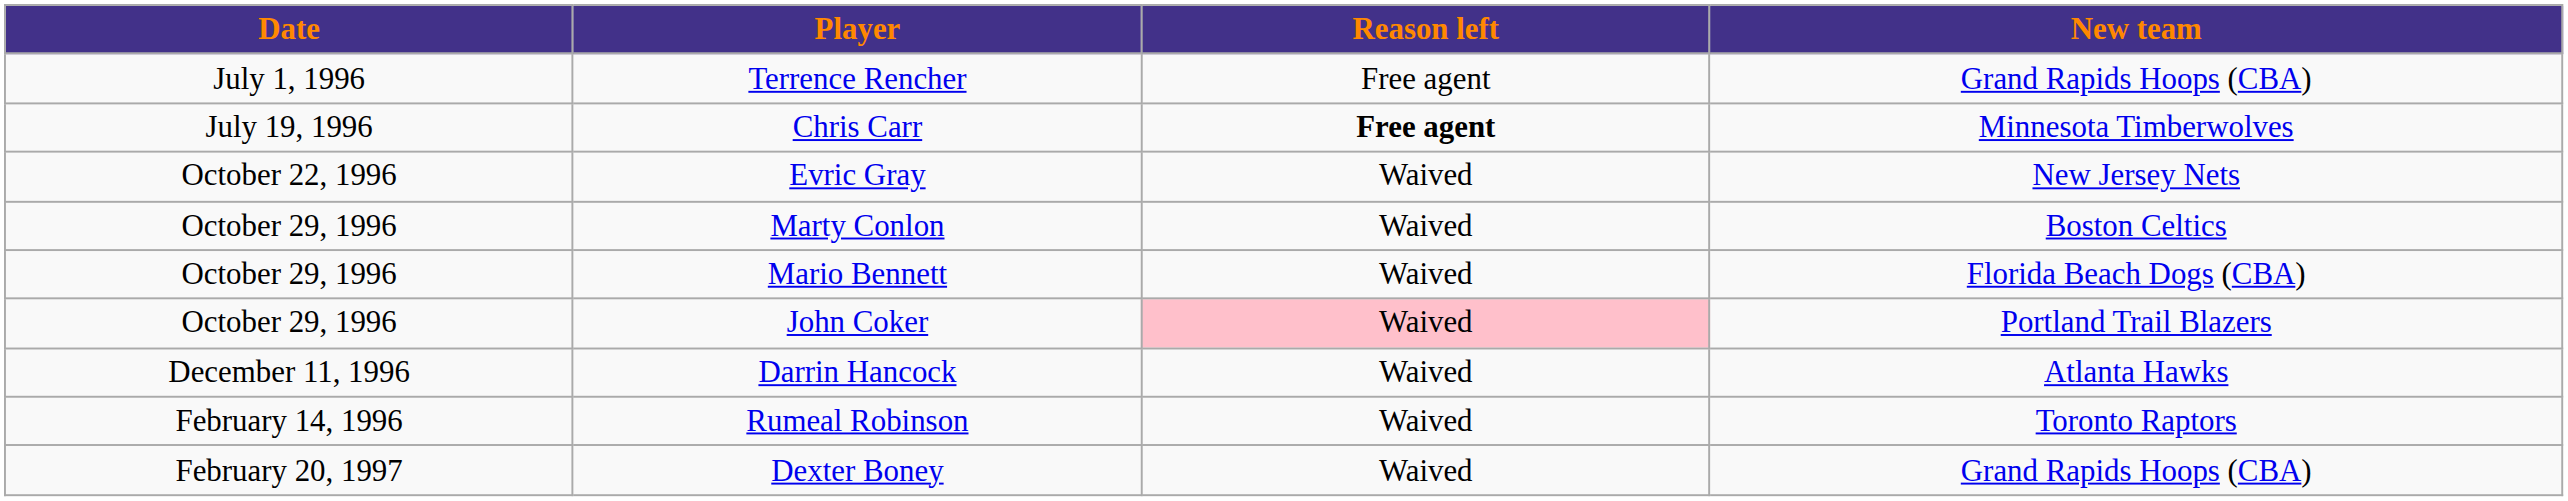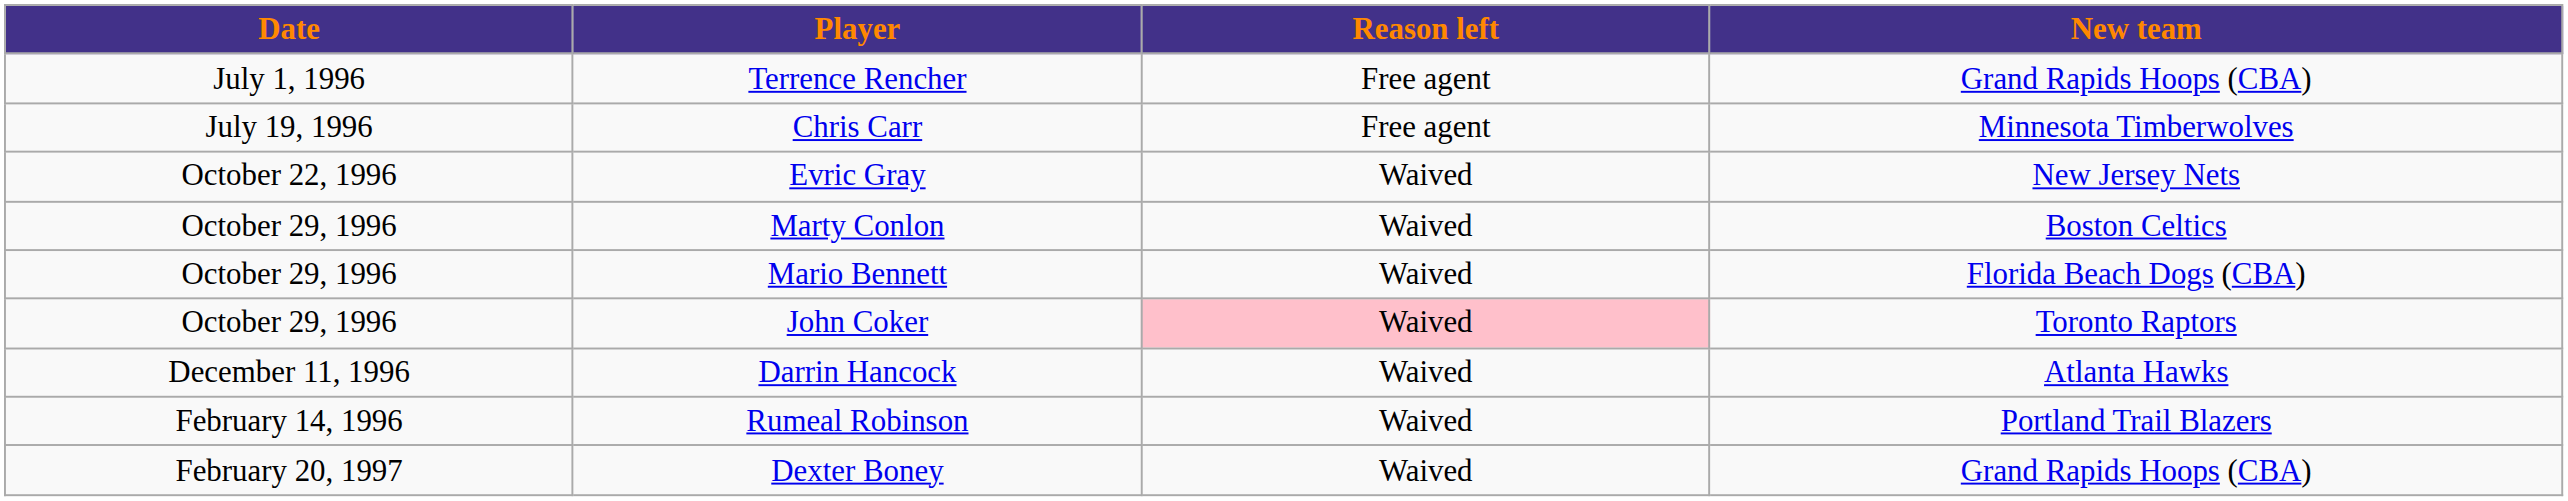(1426, 126) bold -> (1426, 126) normal
(2136, 322) Portland Trail Blazers -> (2136, 322) Toronto Raptors
(2136, 420) Toronto Raptors -> (2136, 420) Portland Trail Blazers
